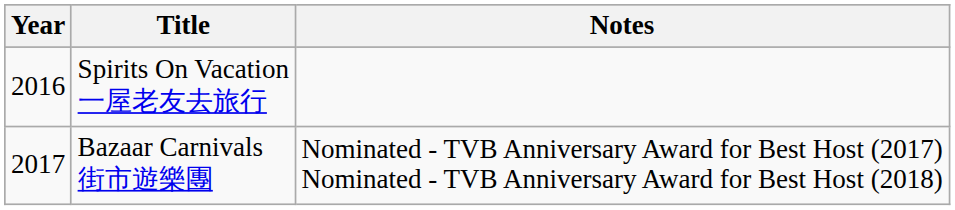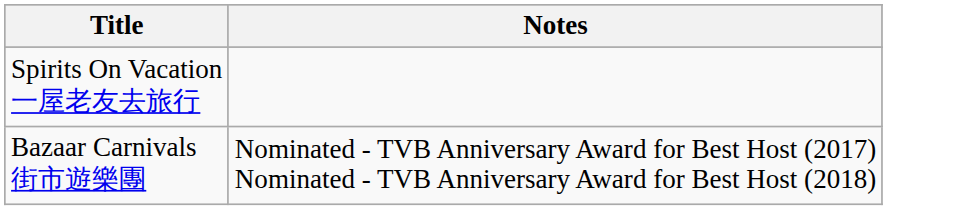- column: (38, 25)
